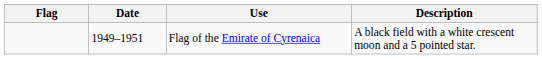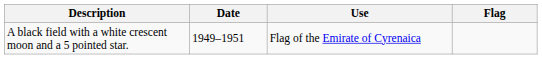columns swapped: (47, 13) <-> (444, 13)
